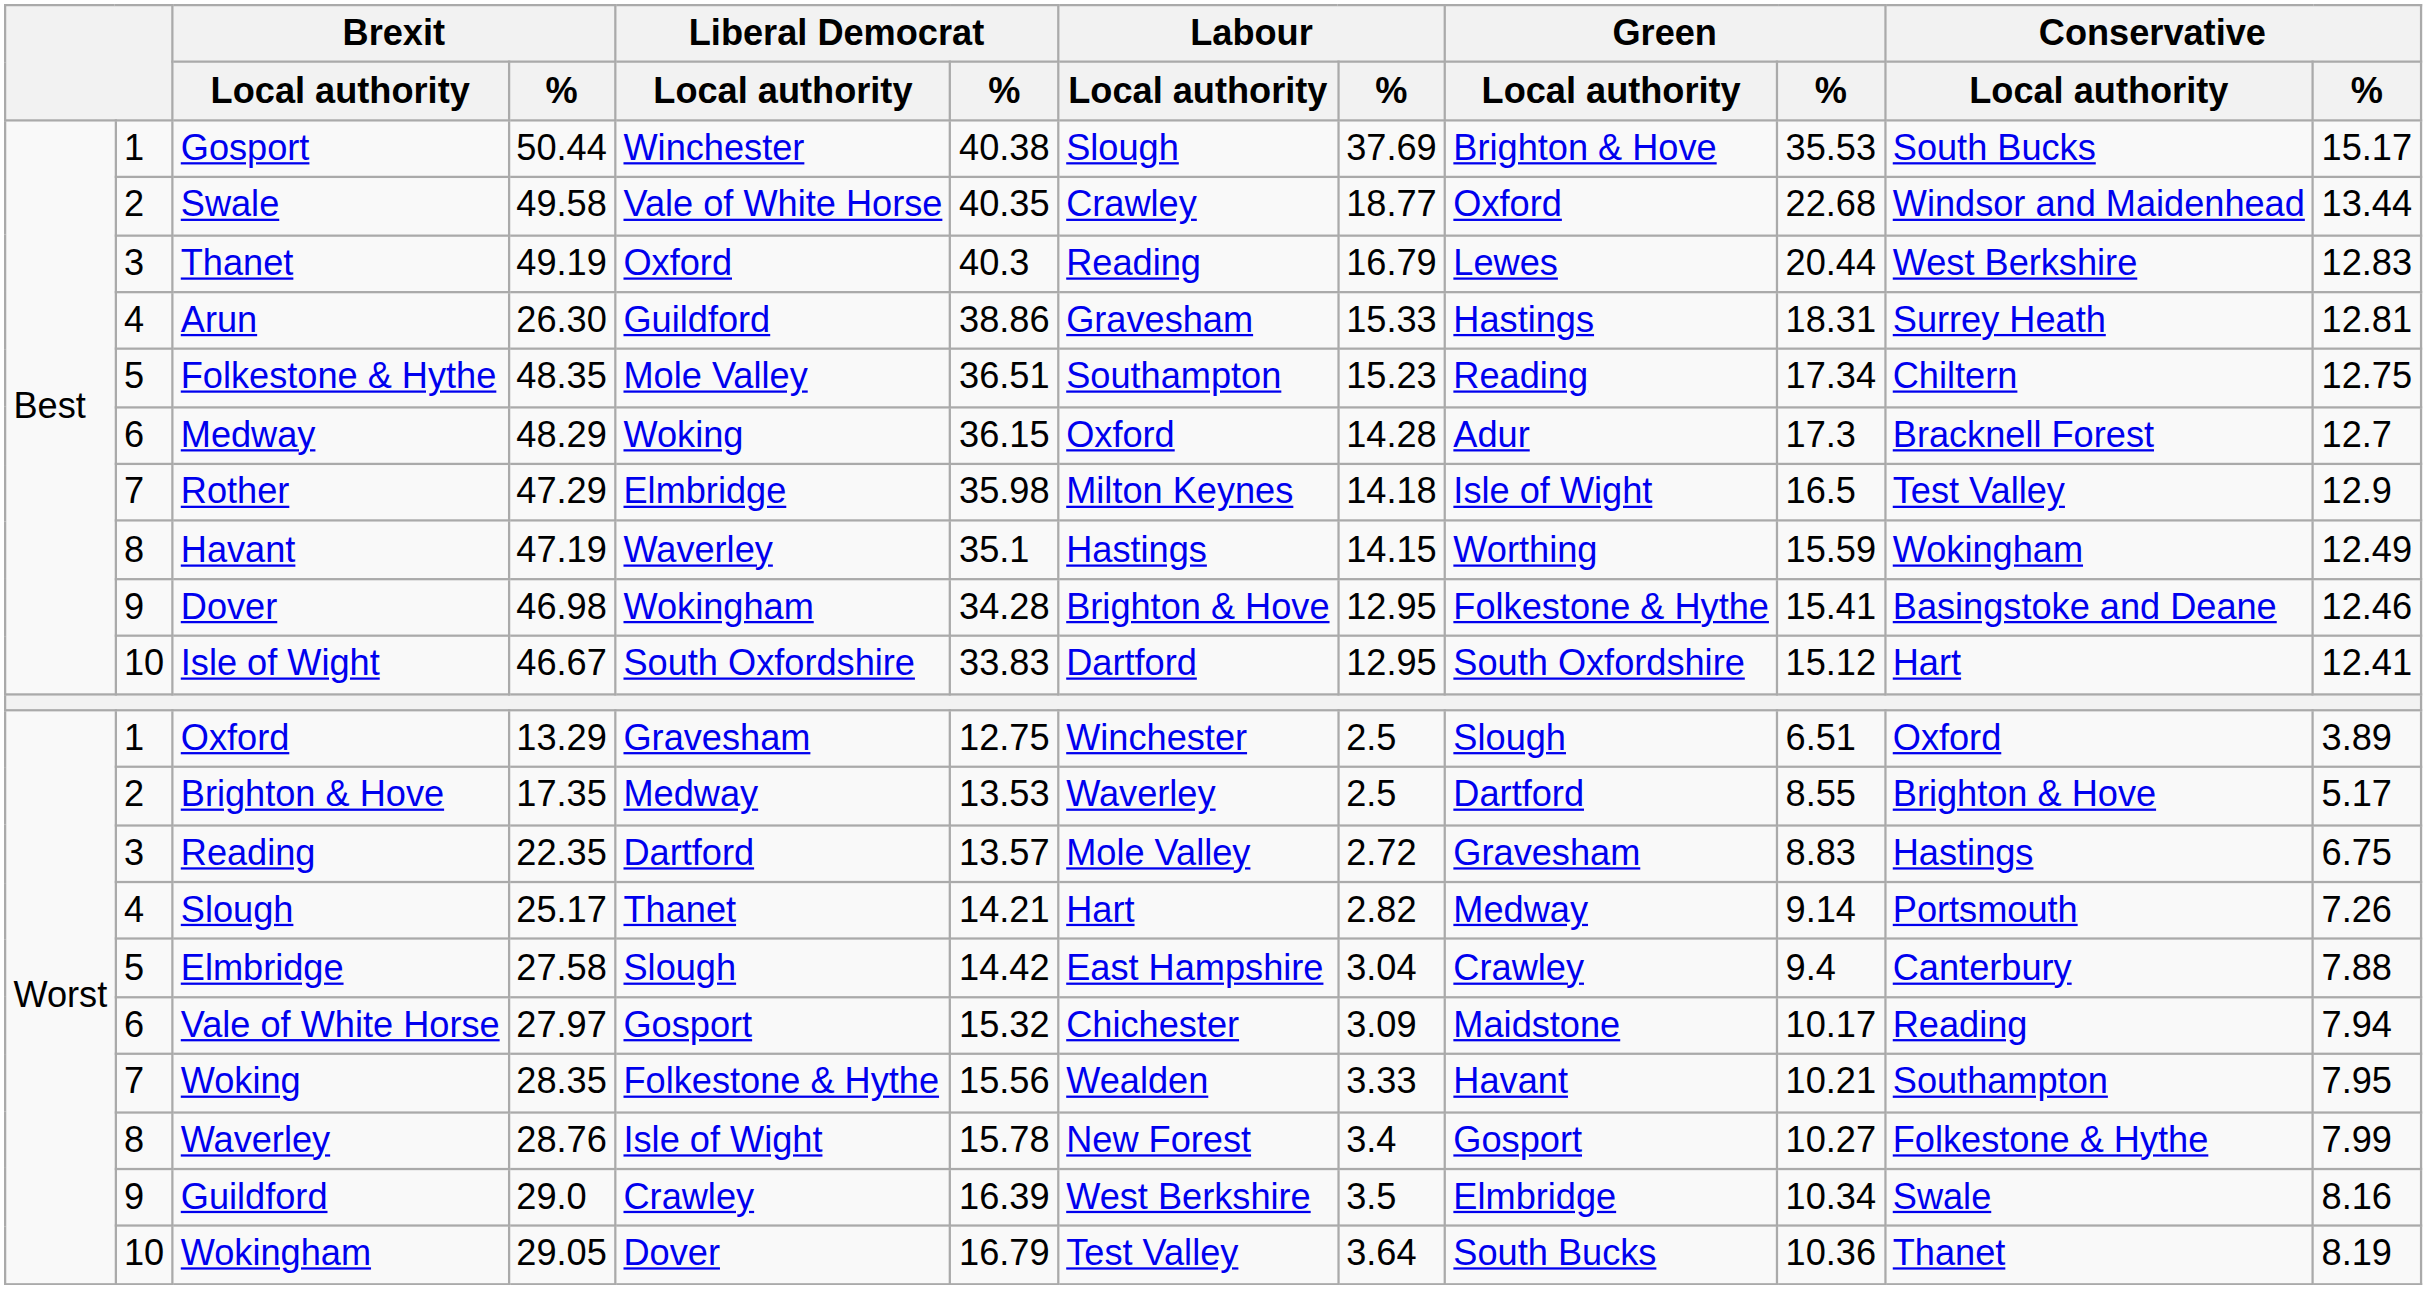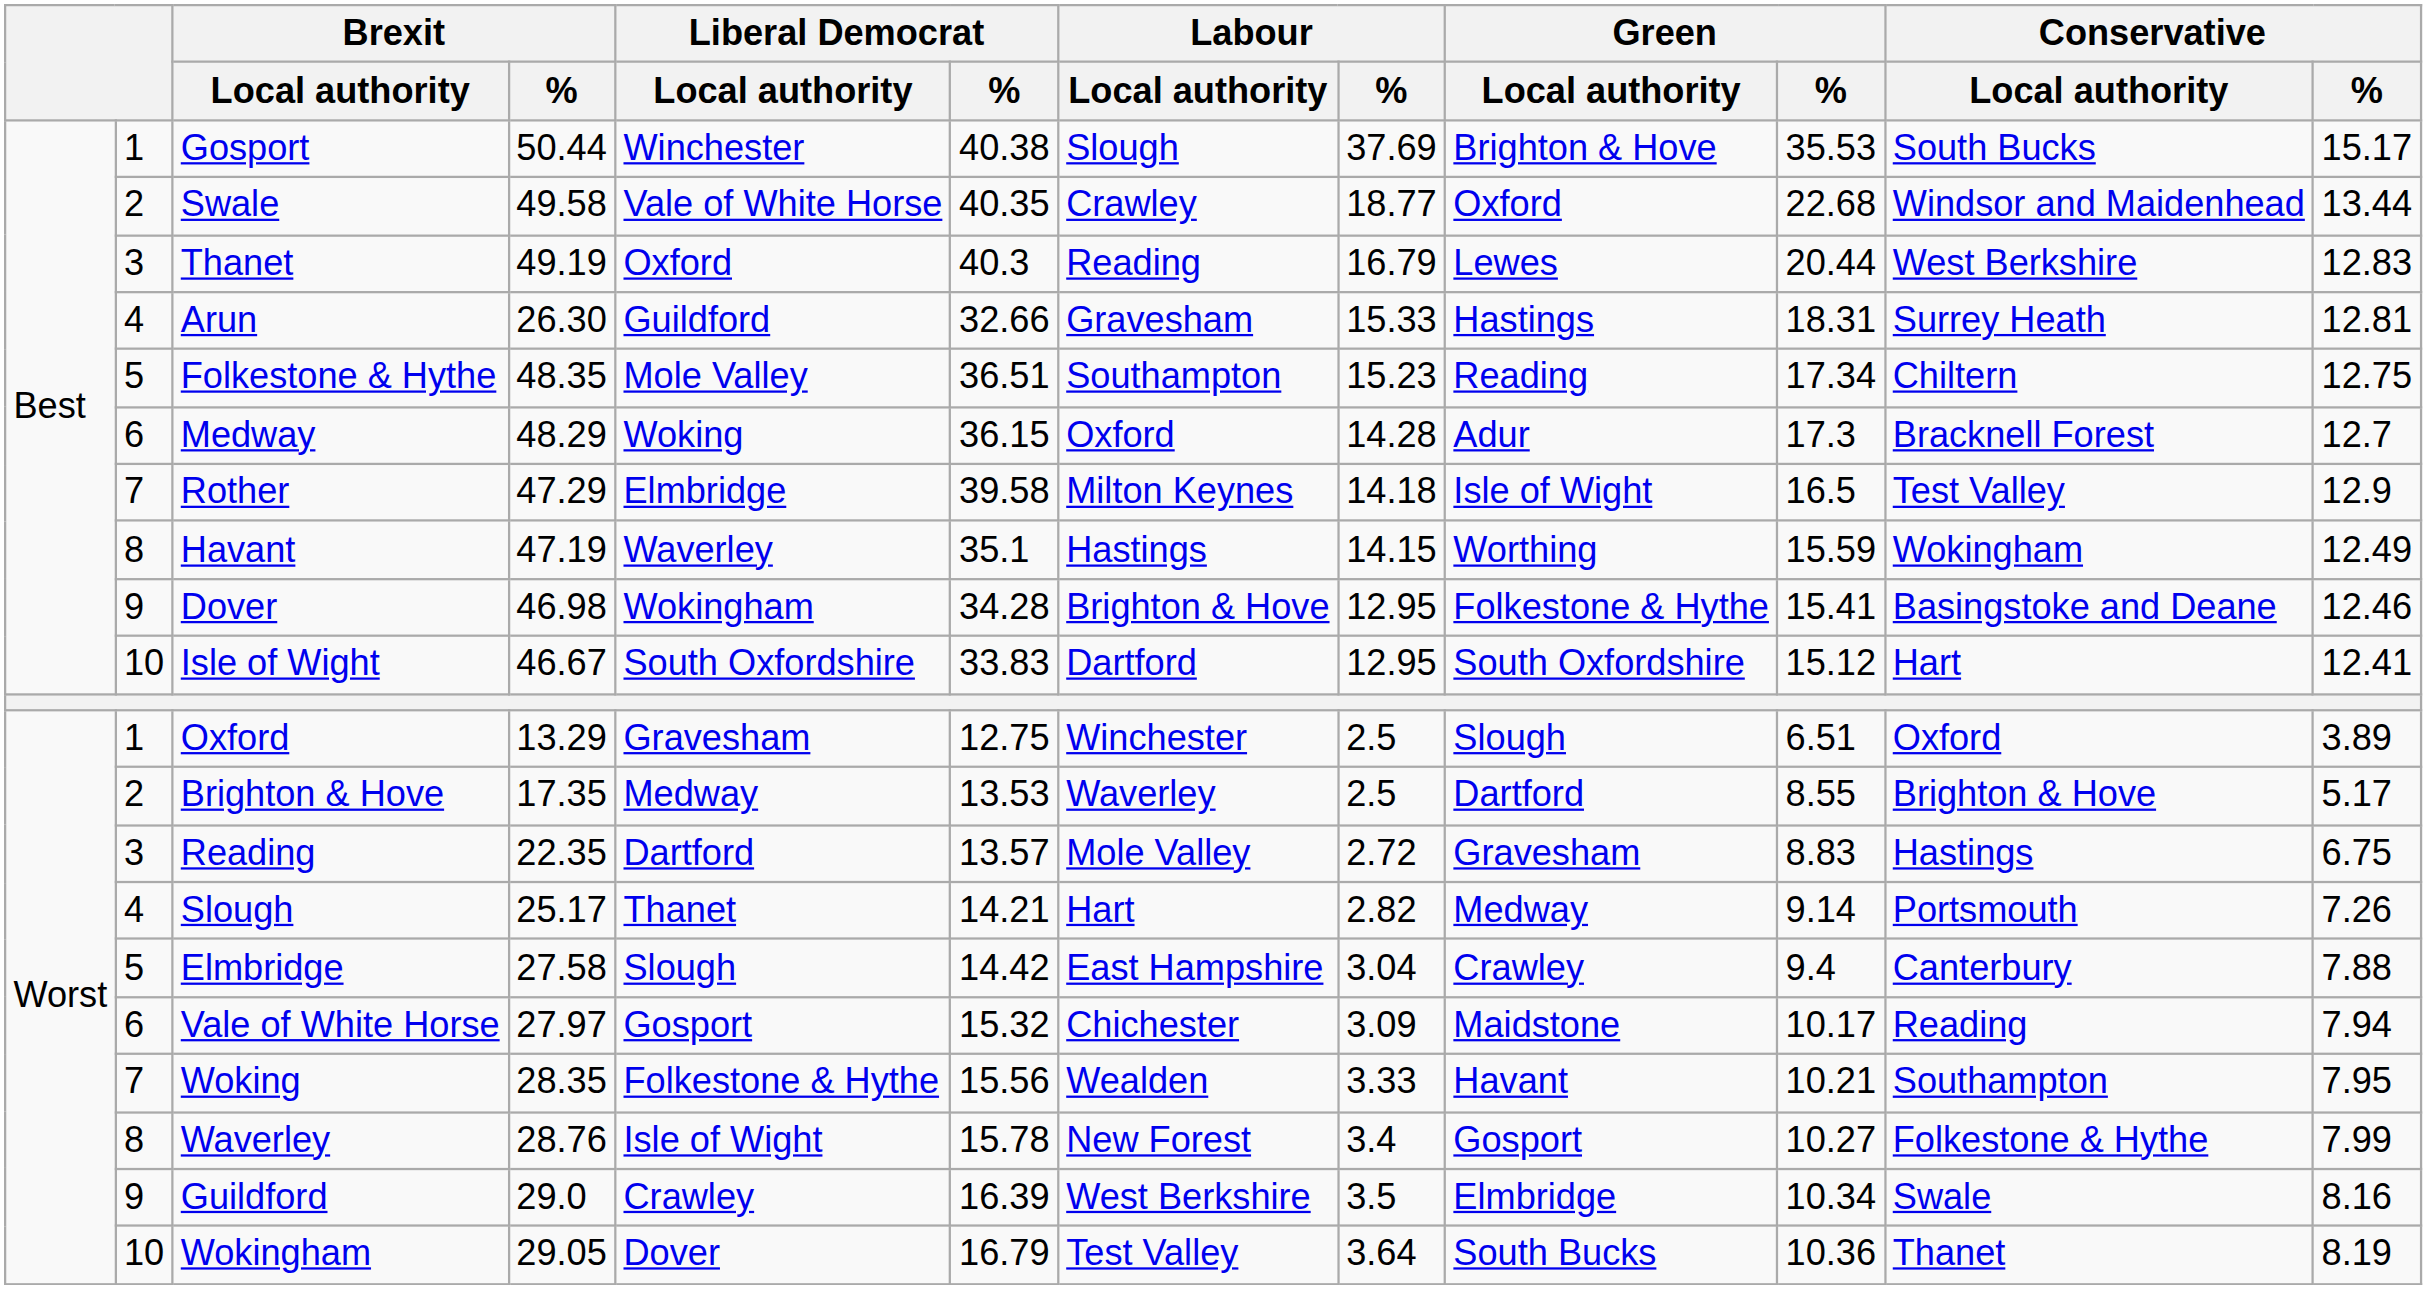(1004, 319) 38.86 -> (1004, 319) 32.66
(1004, 491) 35.98 -> (1004, 491) 39.58
